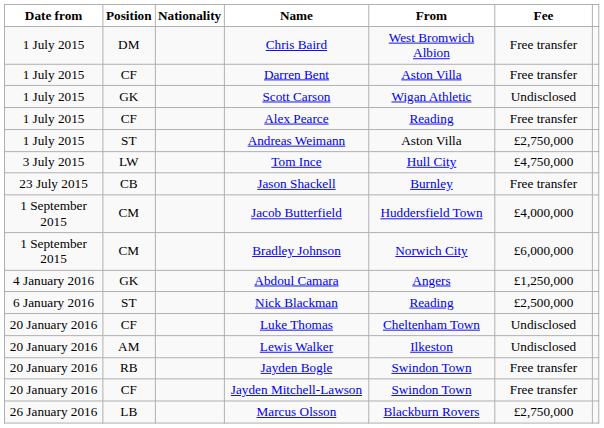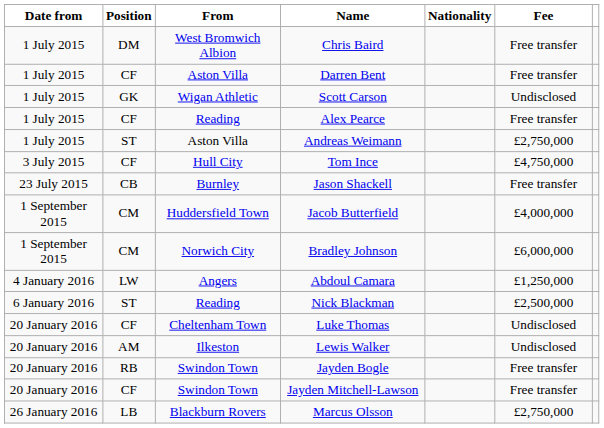columns swapped: (190, 15) <-> (431, 15)
(129, 162) LW -> (129, 162) CF
(129, 281) GK -> (129, 281) LW
